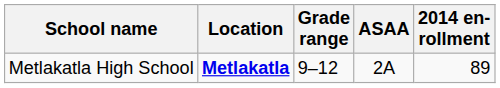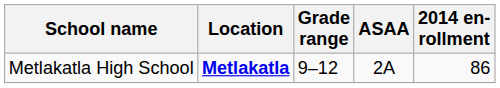(480, 67) 89 -> (480, 67) 86
